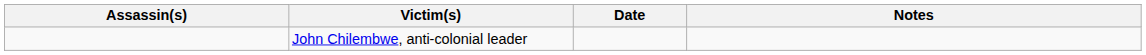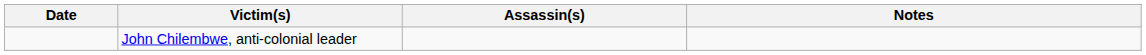columns swapped: (630, 15) <-> (147, 15)
